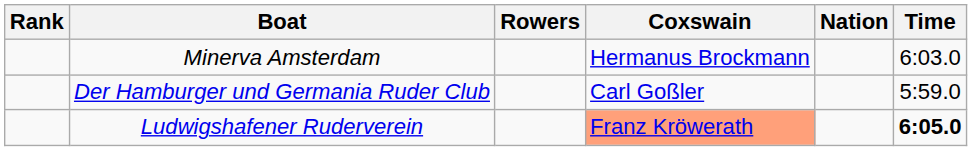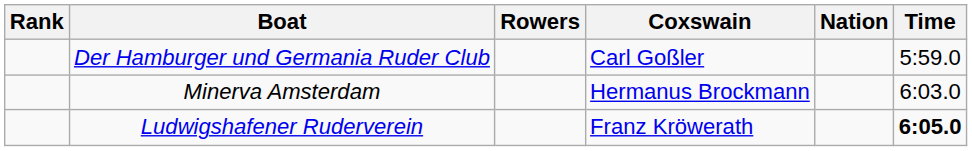rows swapped: (282, 92) <-> (282, 57)
(672, 127) lightsalmon background -> (672, 127) no background
